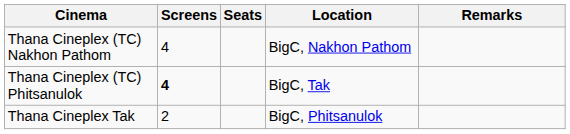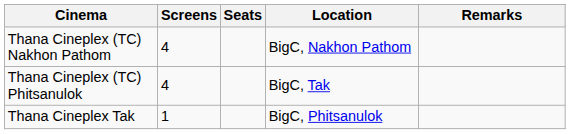(165, 85) bold -> (165, 85) normal
(165, 116) 2 -> (165, 116) 1
